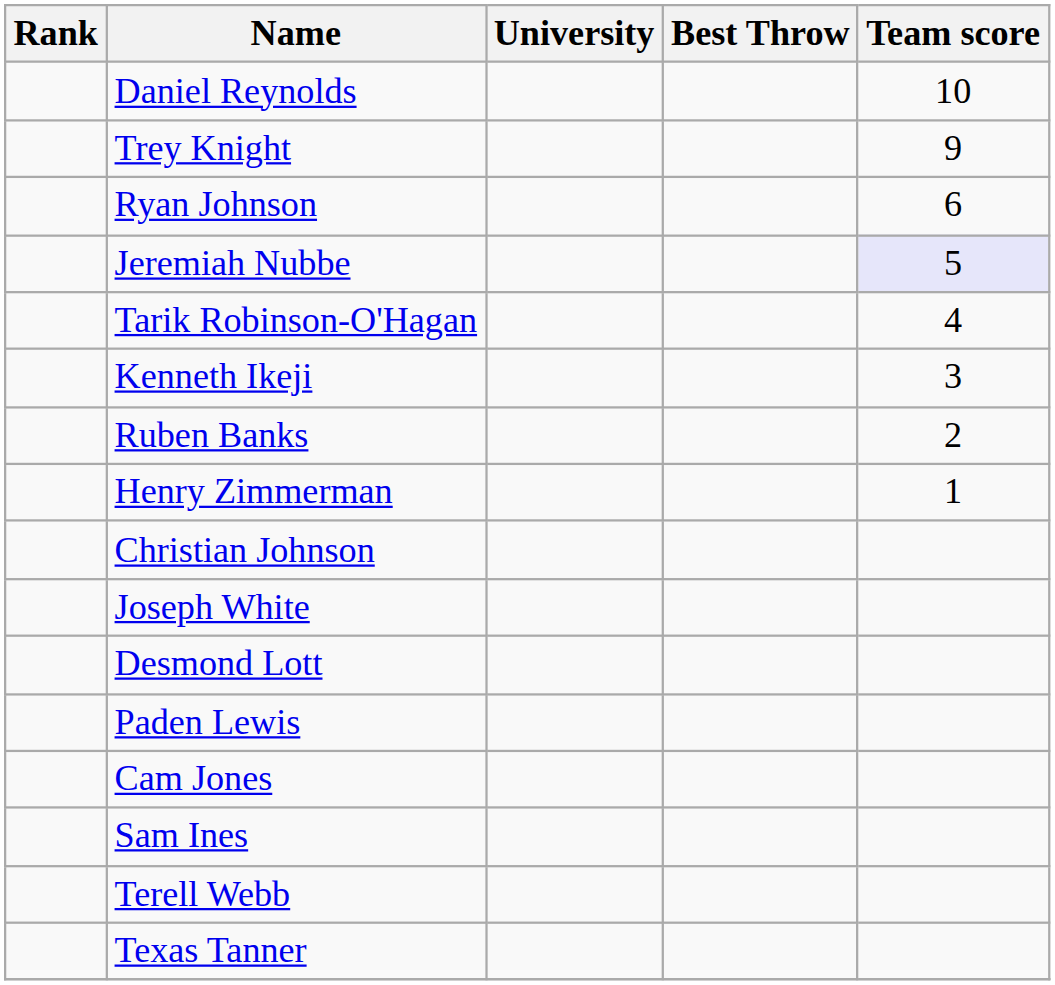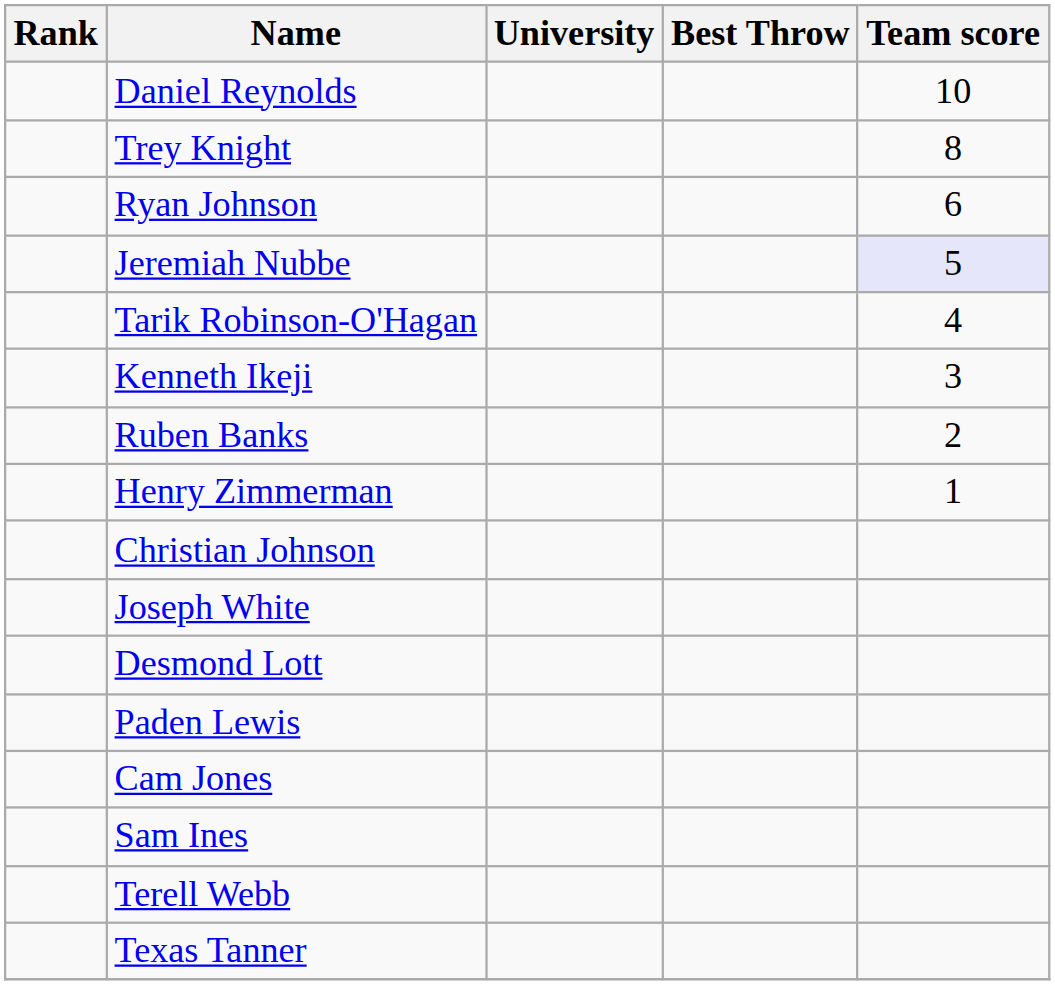(953, 147) 9 -> (953, 147) 8
